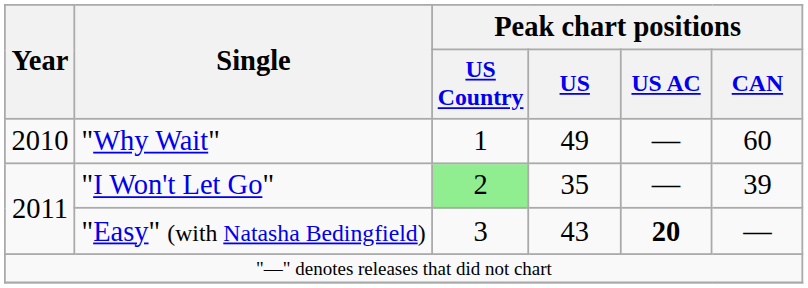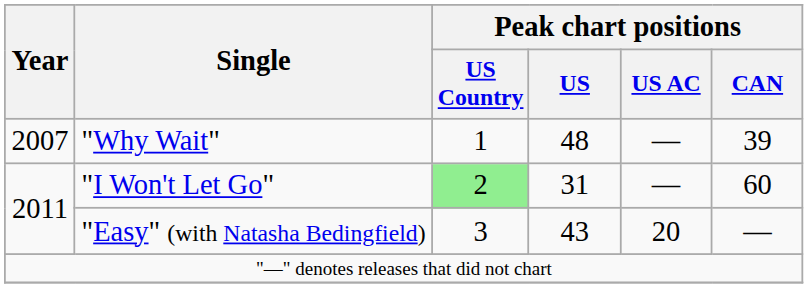(40, 140) 2010 -> (40, 140) 2007
(575, 140) 49 -> (575, 140) 48
(757, 140) 60 -> (757, 140) 39
(575, 185) 35 -> (575, 185) 31
(757, 185) 39 -> (757, 185) 60
(666, 230) bold -> (666, 230) normal
